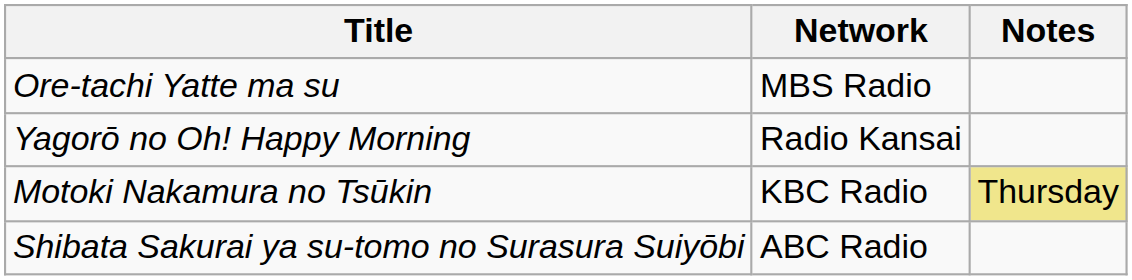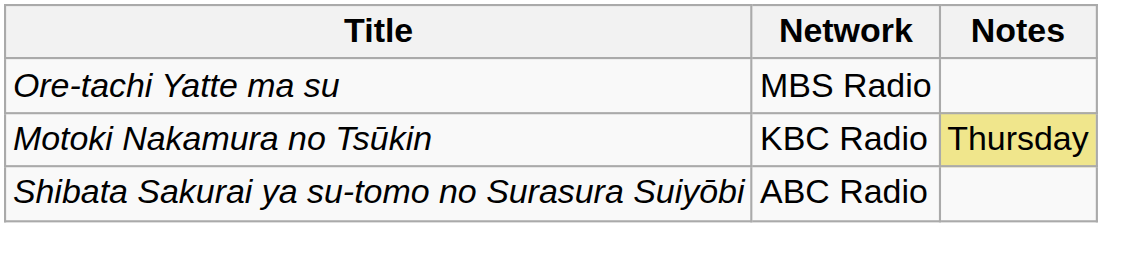- row: (242, 138)
